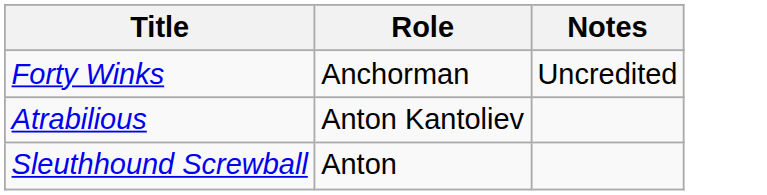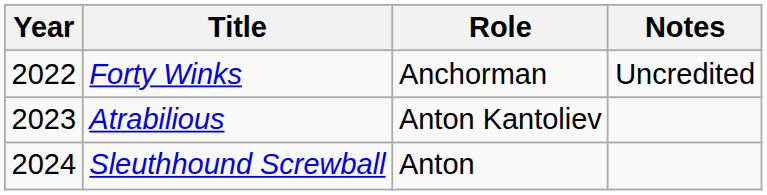+ column: (44, 27)
